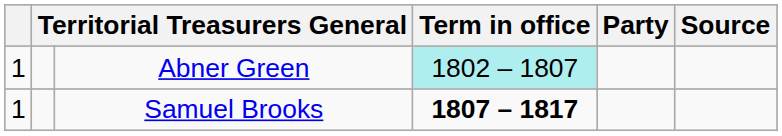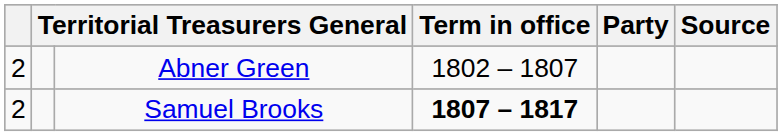(18, 67) 1 -> (18, 67) 2
(505, 67) paleturquoise background -> (505, 67) no background
(18, 109) 1 -> (18, 109) 2
